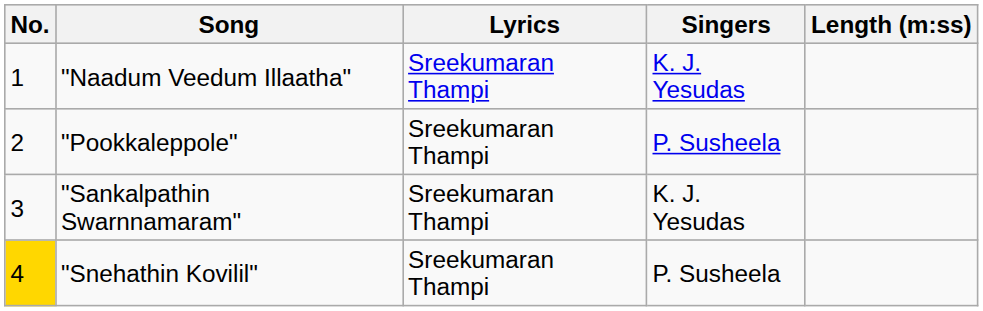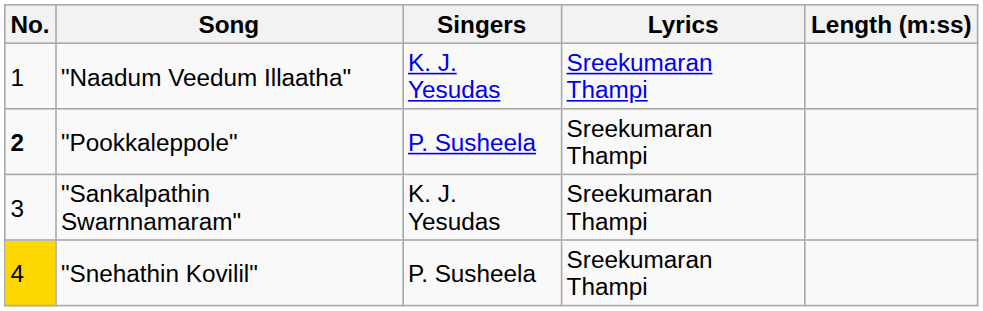columns swapped: (726, 24) <-> (525, 24)
(17, 142) normal -> (17, 142) bold
